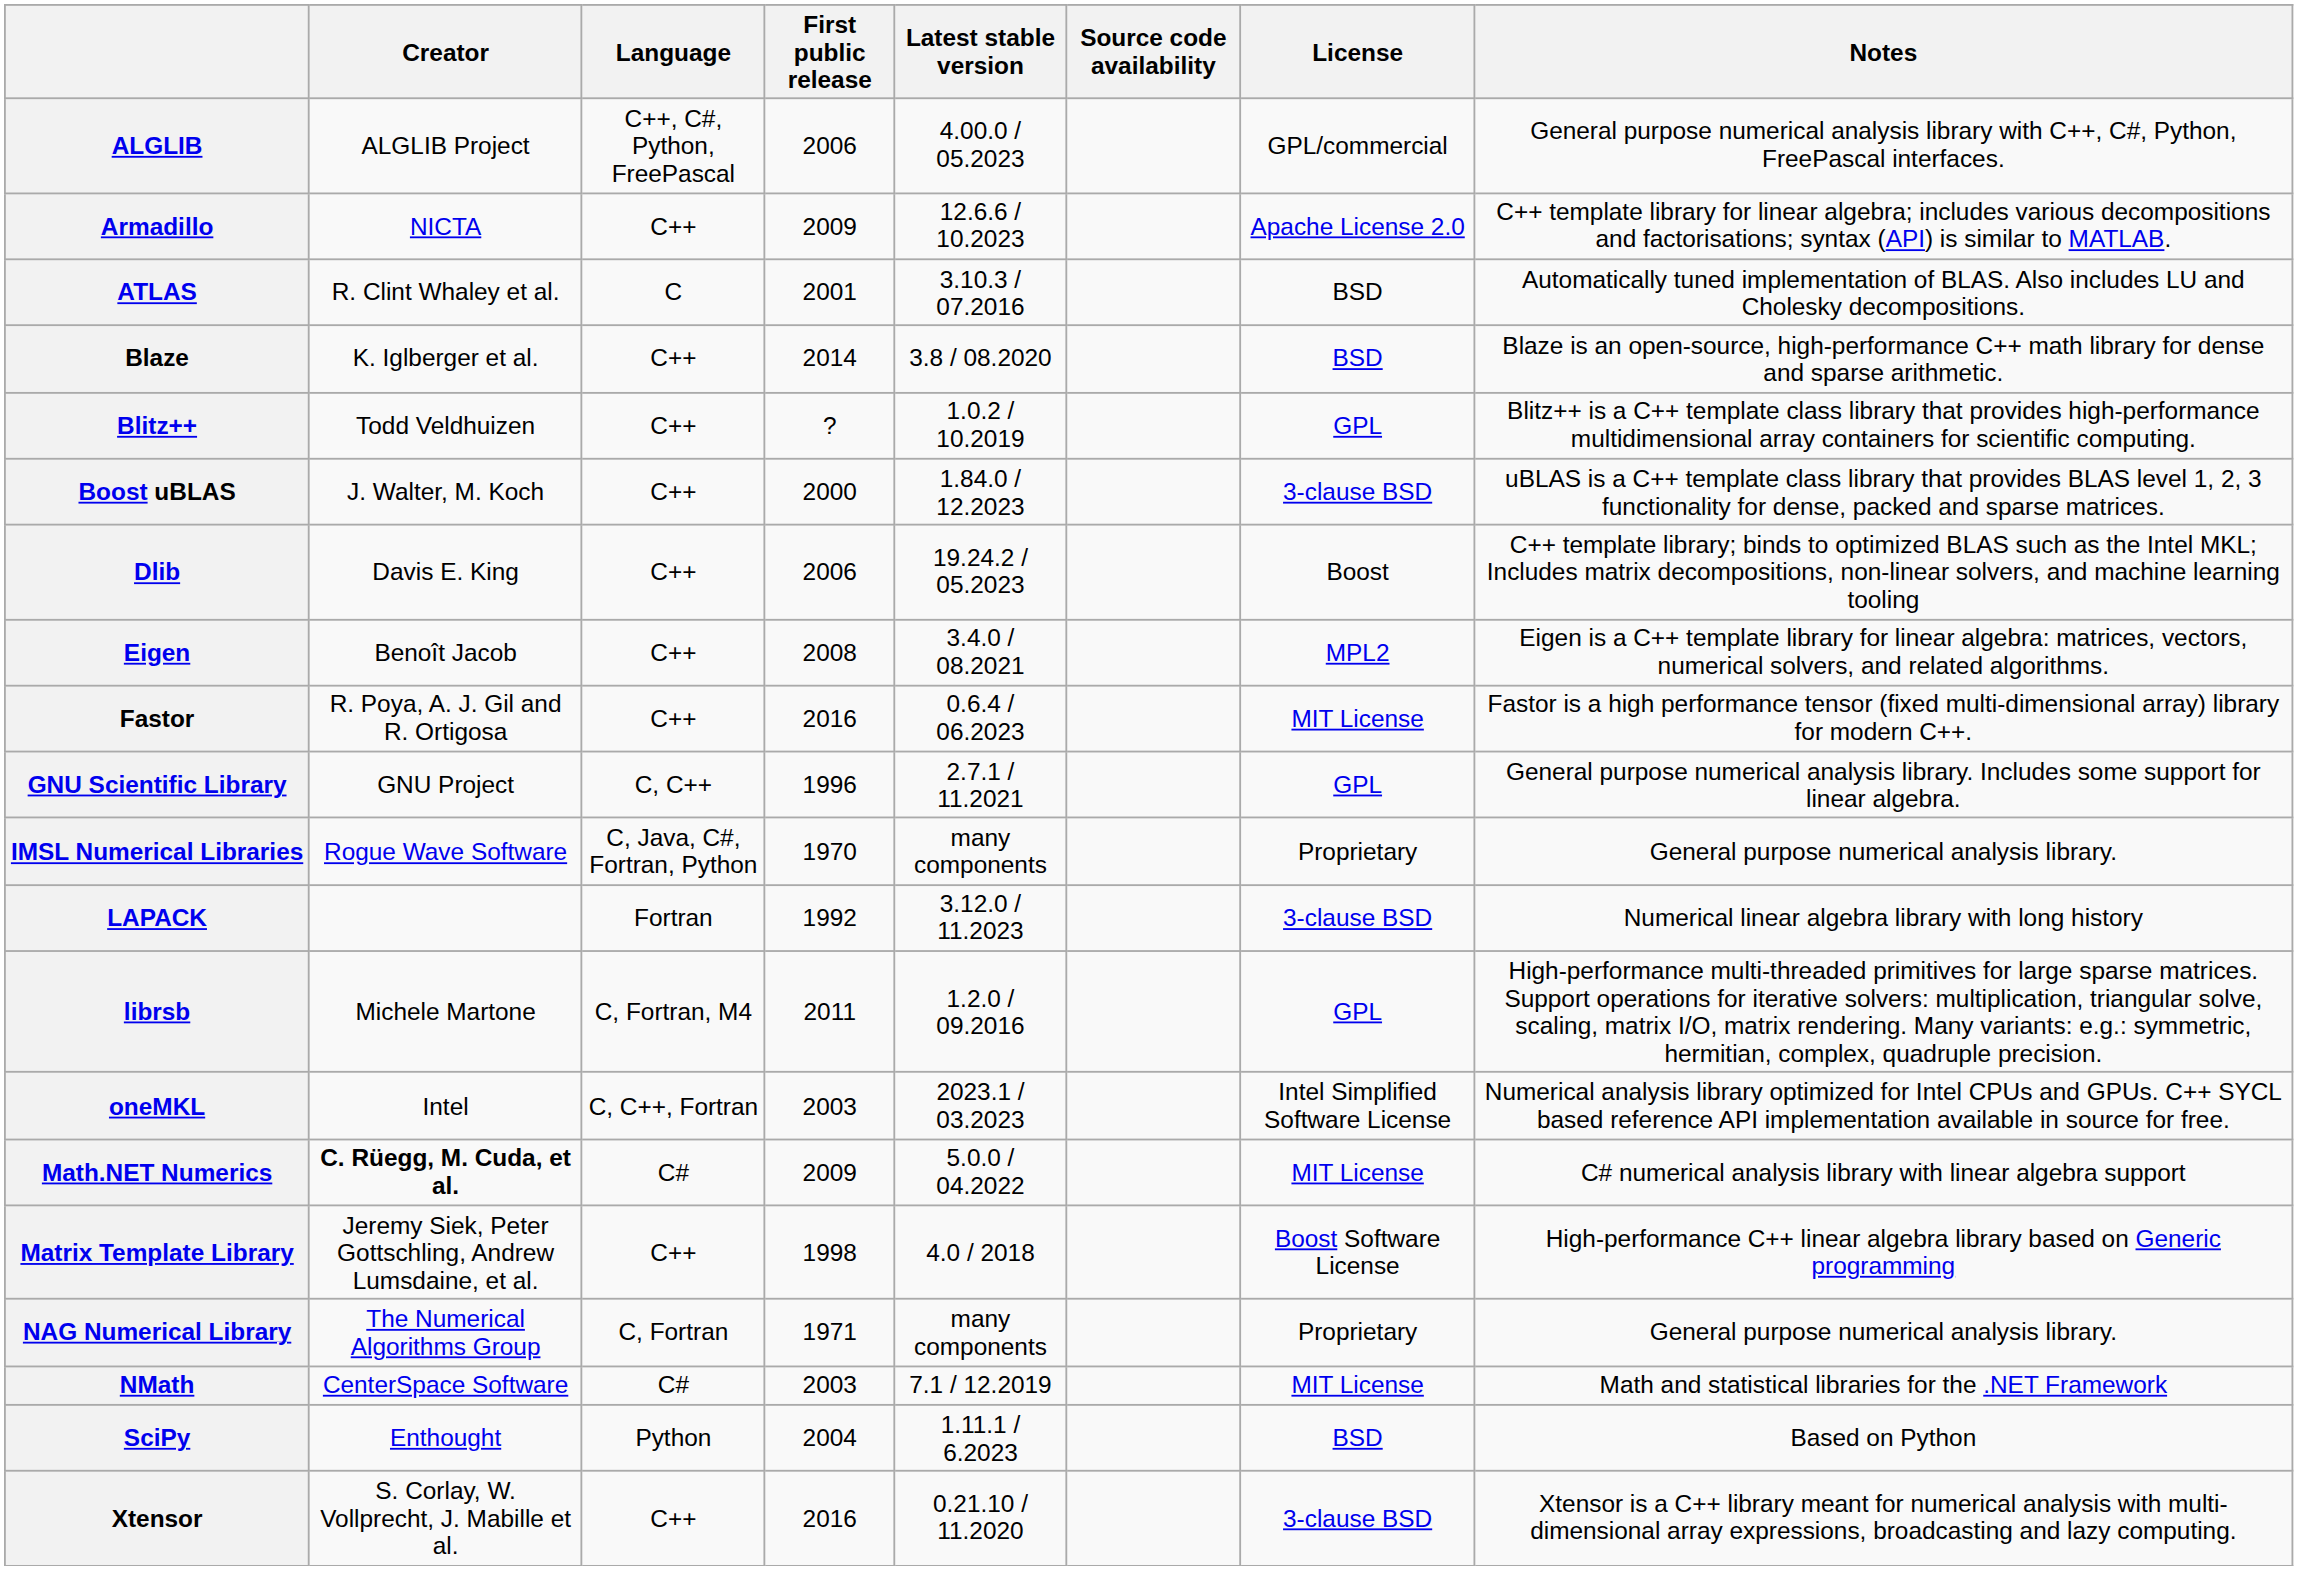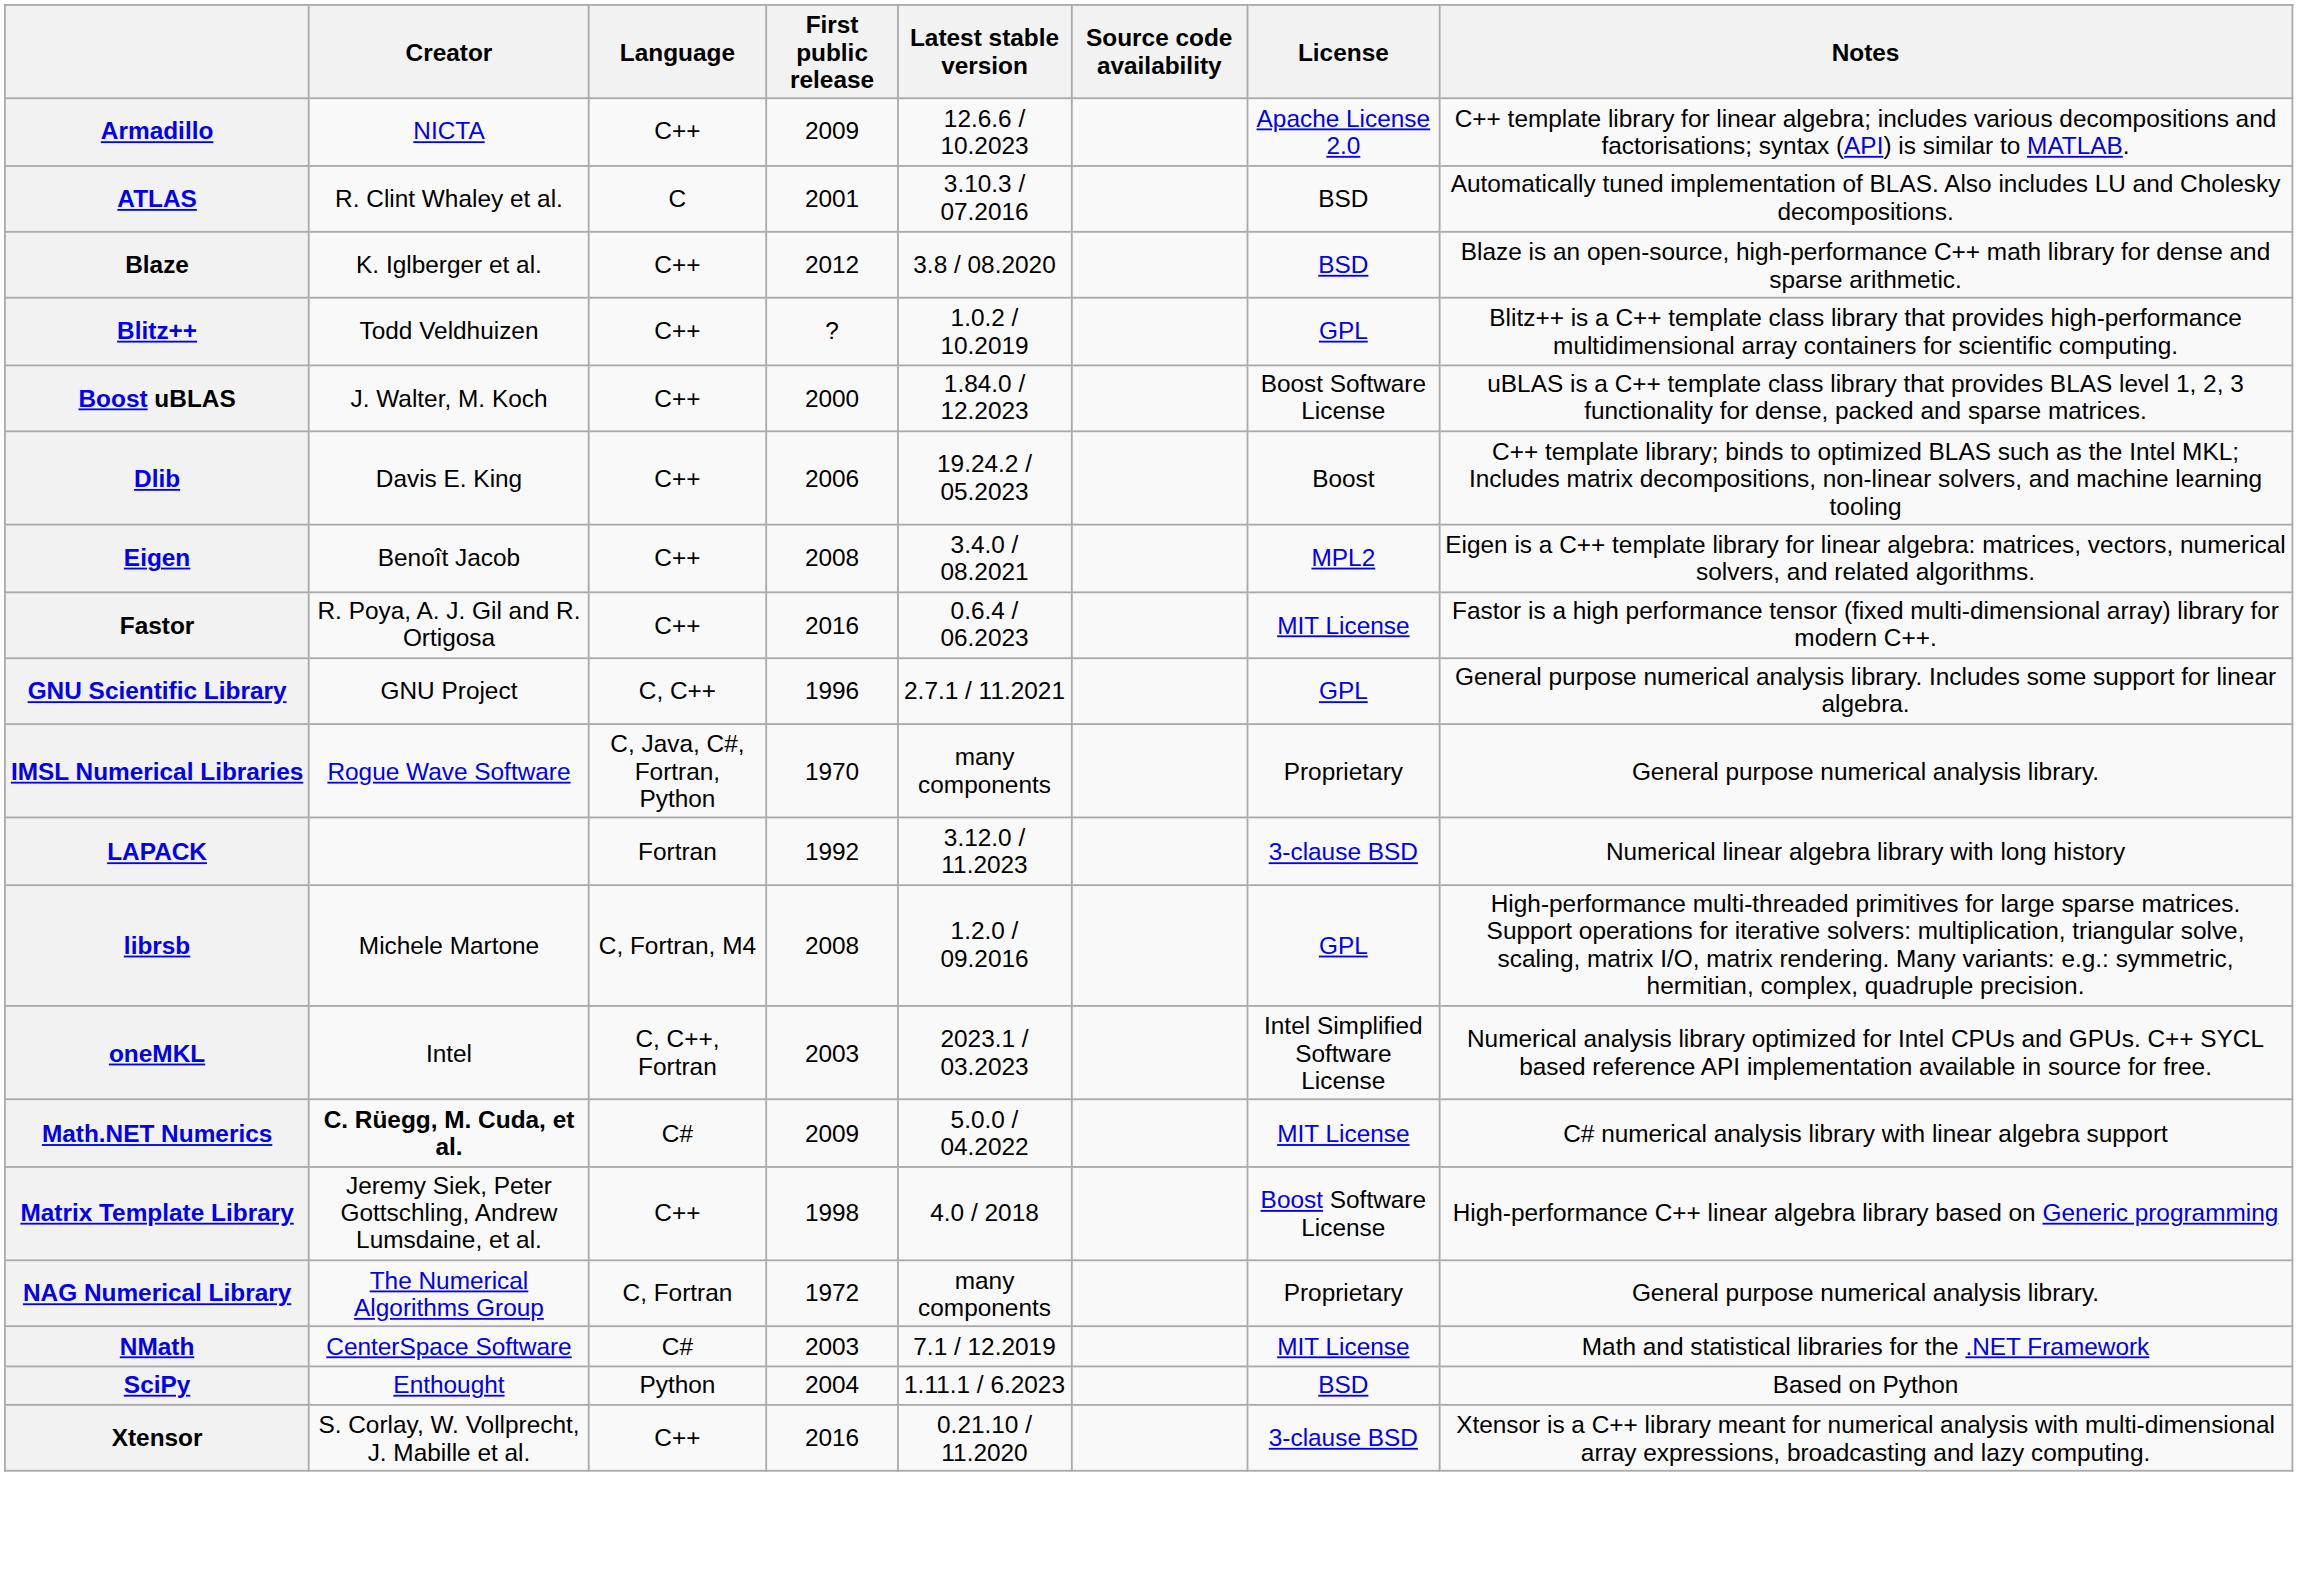- row: (157, 146)
(830, 359) 2014 -> (832, 265) 2012
(1358, 492) 3-clause BSD -> (1343, 398) Boost Software License
(830, 1012) 2011 -> (832, 946) 2008
(830, 1333) 1971 -> (832, 1294) 1972
